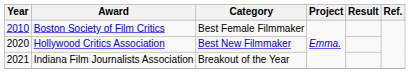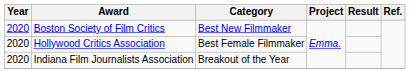(18, 28) 2010 -> (18, 28) 2020
(251, 28) Best Female Filmmaker -> (245, 28) Best New Filmmaker
(245, 44) Best New Filmmaker -> (251, 44) Best Female Filmmaker
(18, 60) 2021 -> (18, 60) 2020
